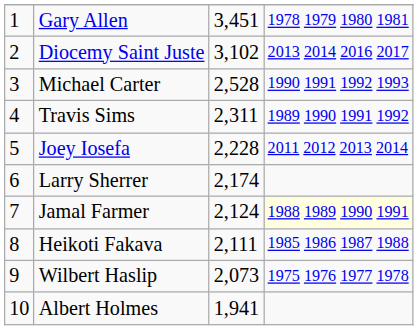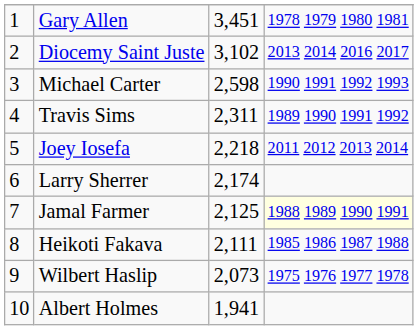(236, 84) 2,528 -> (236, 84) 2,598
(236, 148) 2,228 -> (236, 148) 2,218
(236, 212) 2,124 -> (236, 212) 2,125
